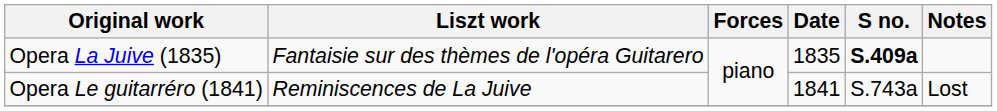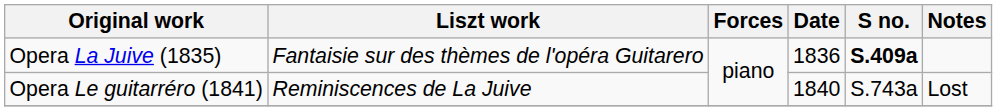(817, 55) 1835 -> (817, 55) 1836
(817, 88) 1841 -> (817, 88) 1840
